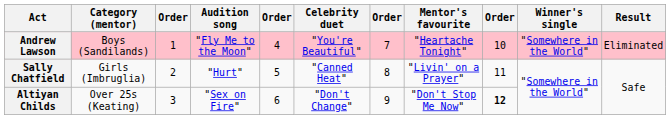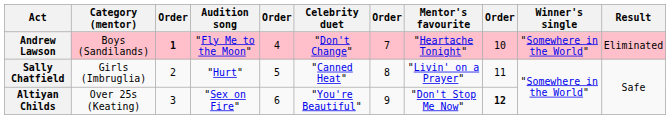(173, 46) normal -> (173, 46) bold
(332, 46) "You're Beautiful" -> (332, 46) "Don't Change"
(332, 101) "Don't Change" -> (332, 101) "You're Beautiful"
